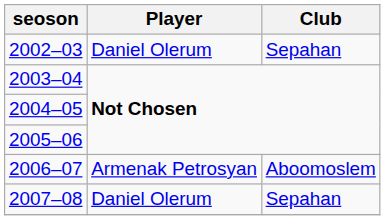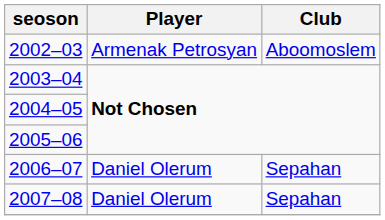(151, 49) Daniel Olerum -> (174, 49) Armenak Petrosyan
(303, 49) Sepahan -> (321, 49) Aboomoslem
(174, 169) Armenak Petrosyan -> (151, 169) Daniel Olerum
(321, 169) Aboomoslem -> (303, 169) Sepahan
